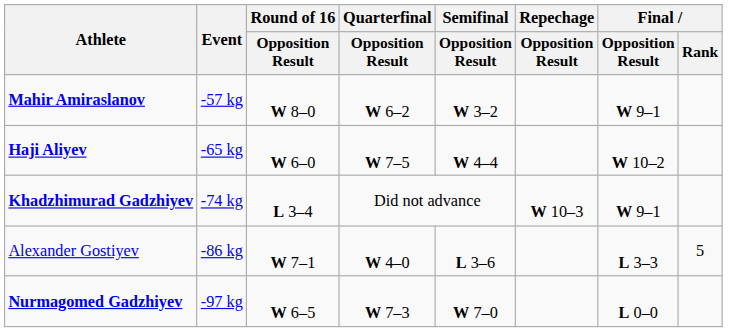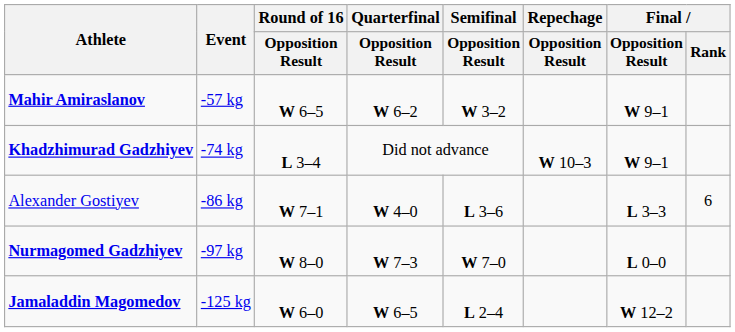(293, 112) W 8–0 -> (301, 112) W 6–5
- row: (47, 150)
(700, 251) 5 -> (708, 201) 6
(293, 313) W 6–5 -> (301, 263) W 8–0
+ row: (94, 301)
